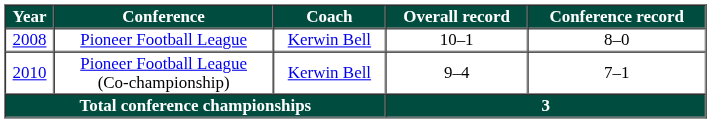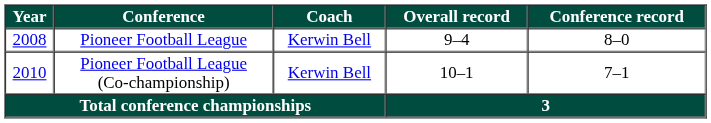(457, 40) 10–1 -> (457, 40) 9–4
(457, 72) 9–4 -> (457, 72) 10–1
